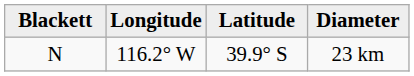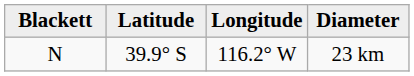columns swapped: (257, 20) <-> (156, 20)
